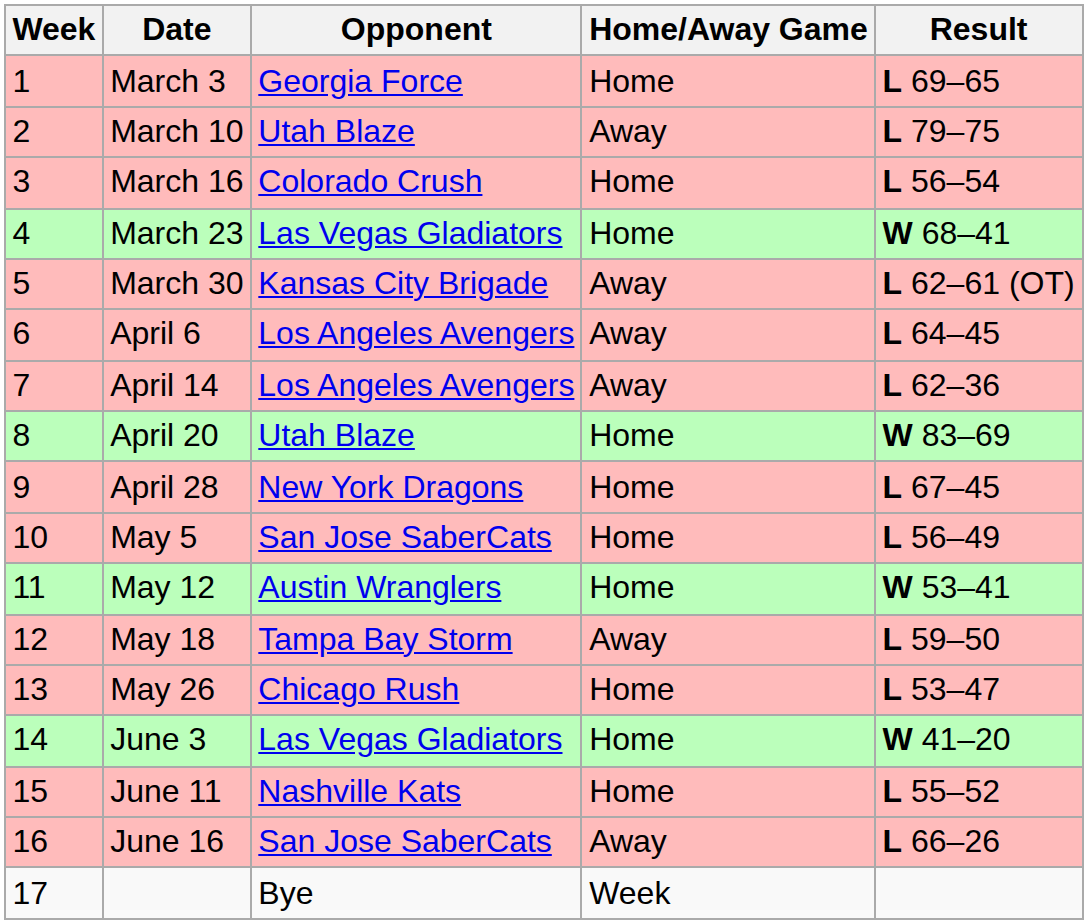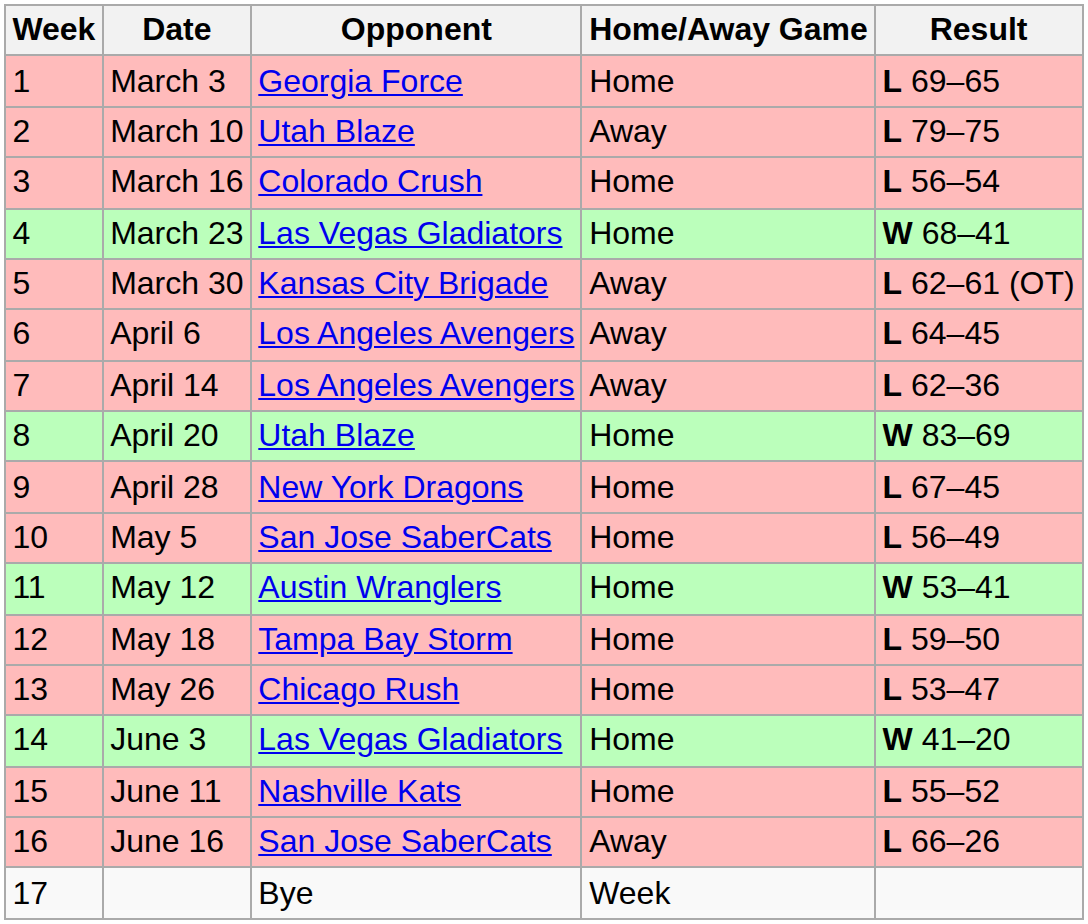(628, 638) Away -> (632, 638) Home
